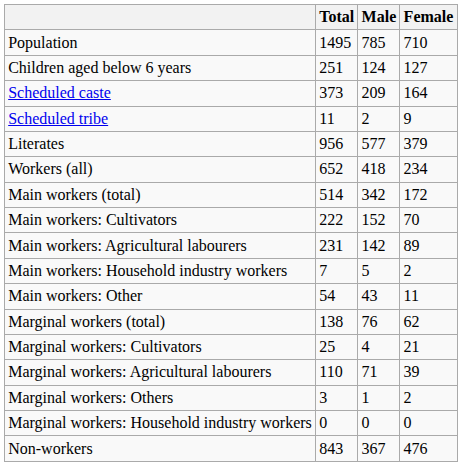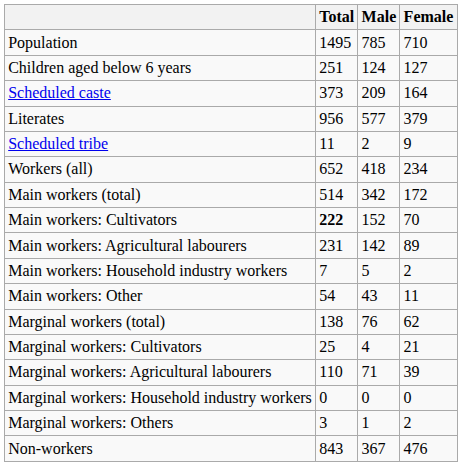rows swapped: (58, 118) <-> (36, 144)
(331, 220) normal -> (331, 220) bold
rows swapped: (160, 423) <-> (91, 397)
